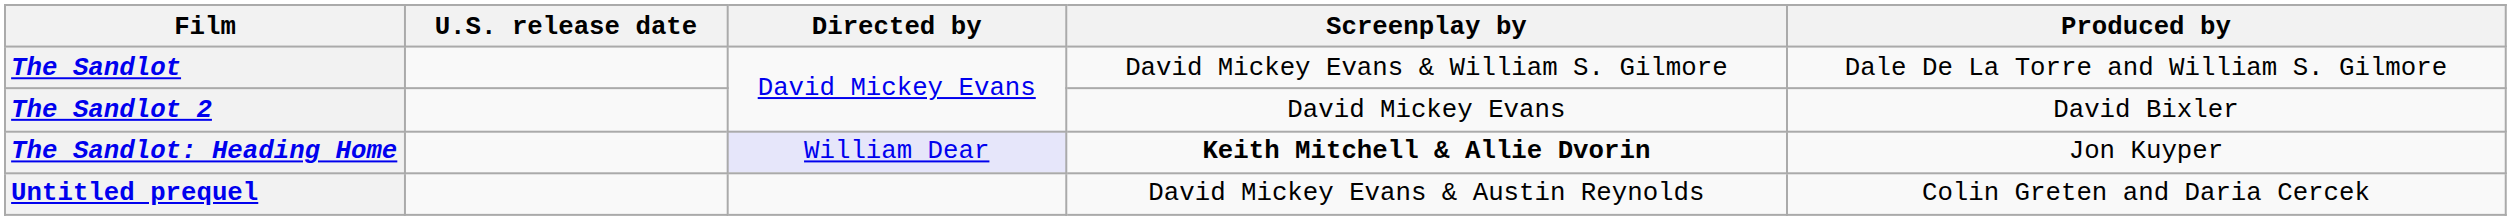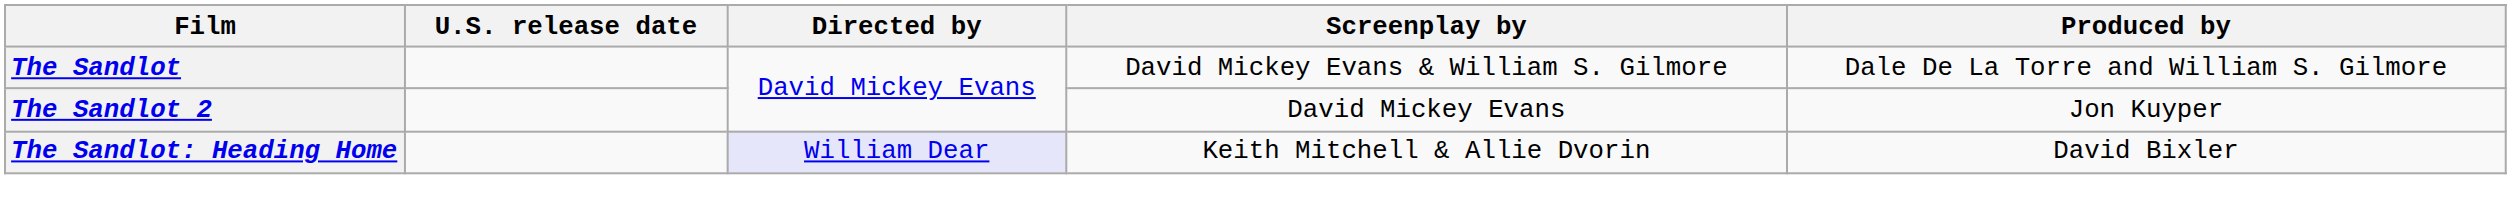(2146, 110) David Bixler -> (2146, 110) Jon Kuyper
(1426, 152) bold -> (1426, 152) normal
(2146, 152) Jon Kuyper -> (2146, 152) David Bixler
- row: (135, 194)
